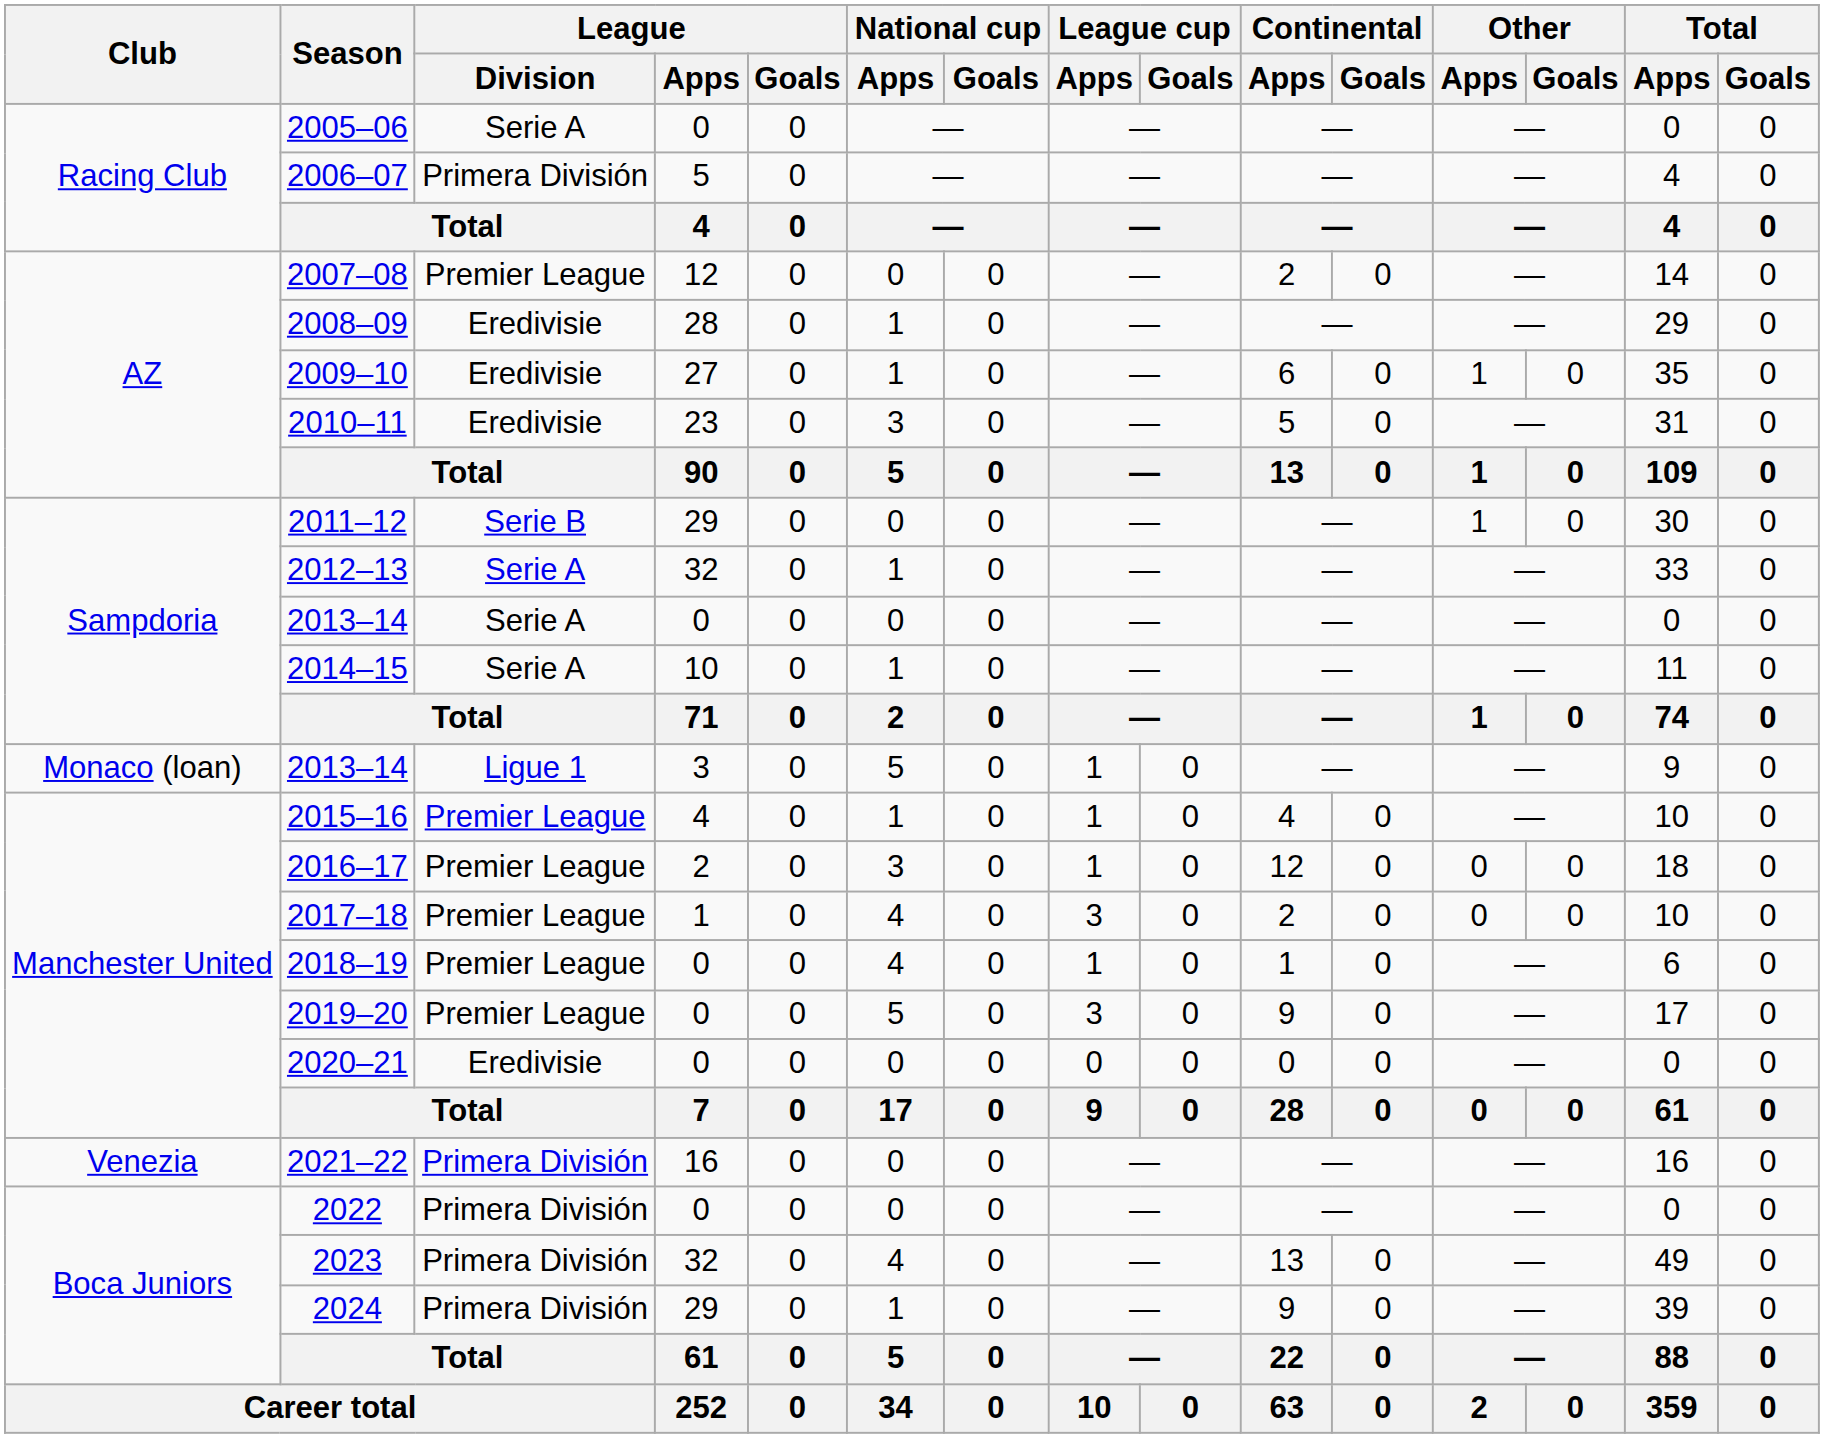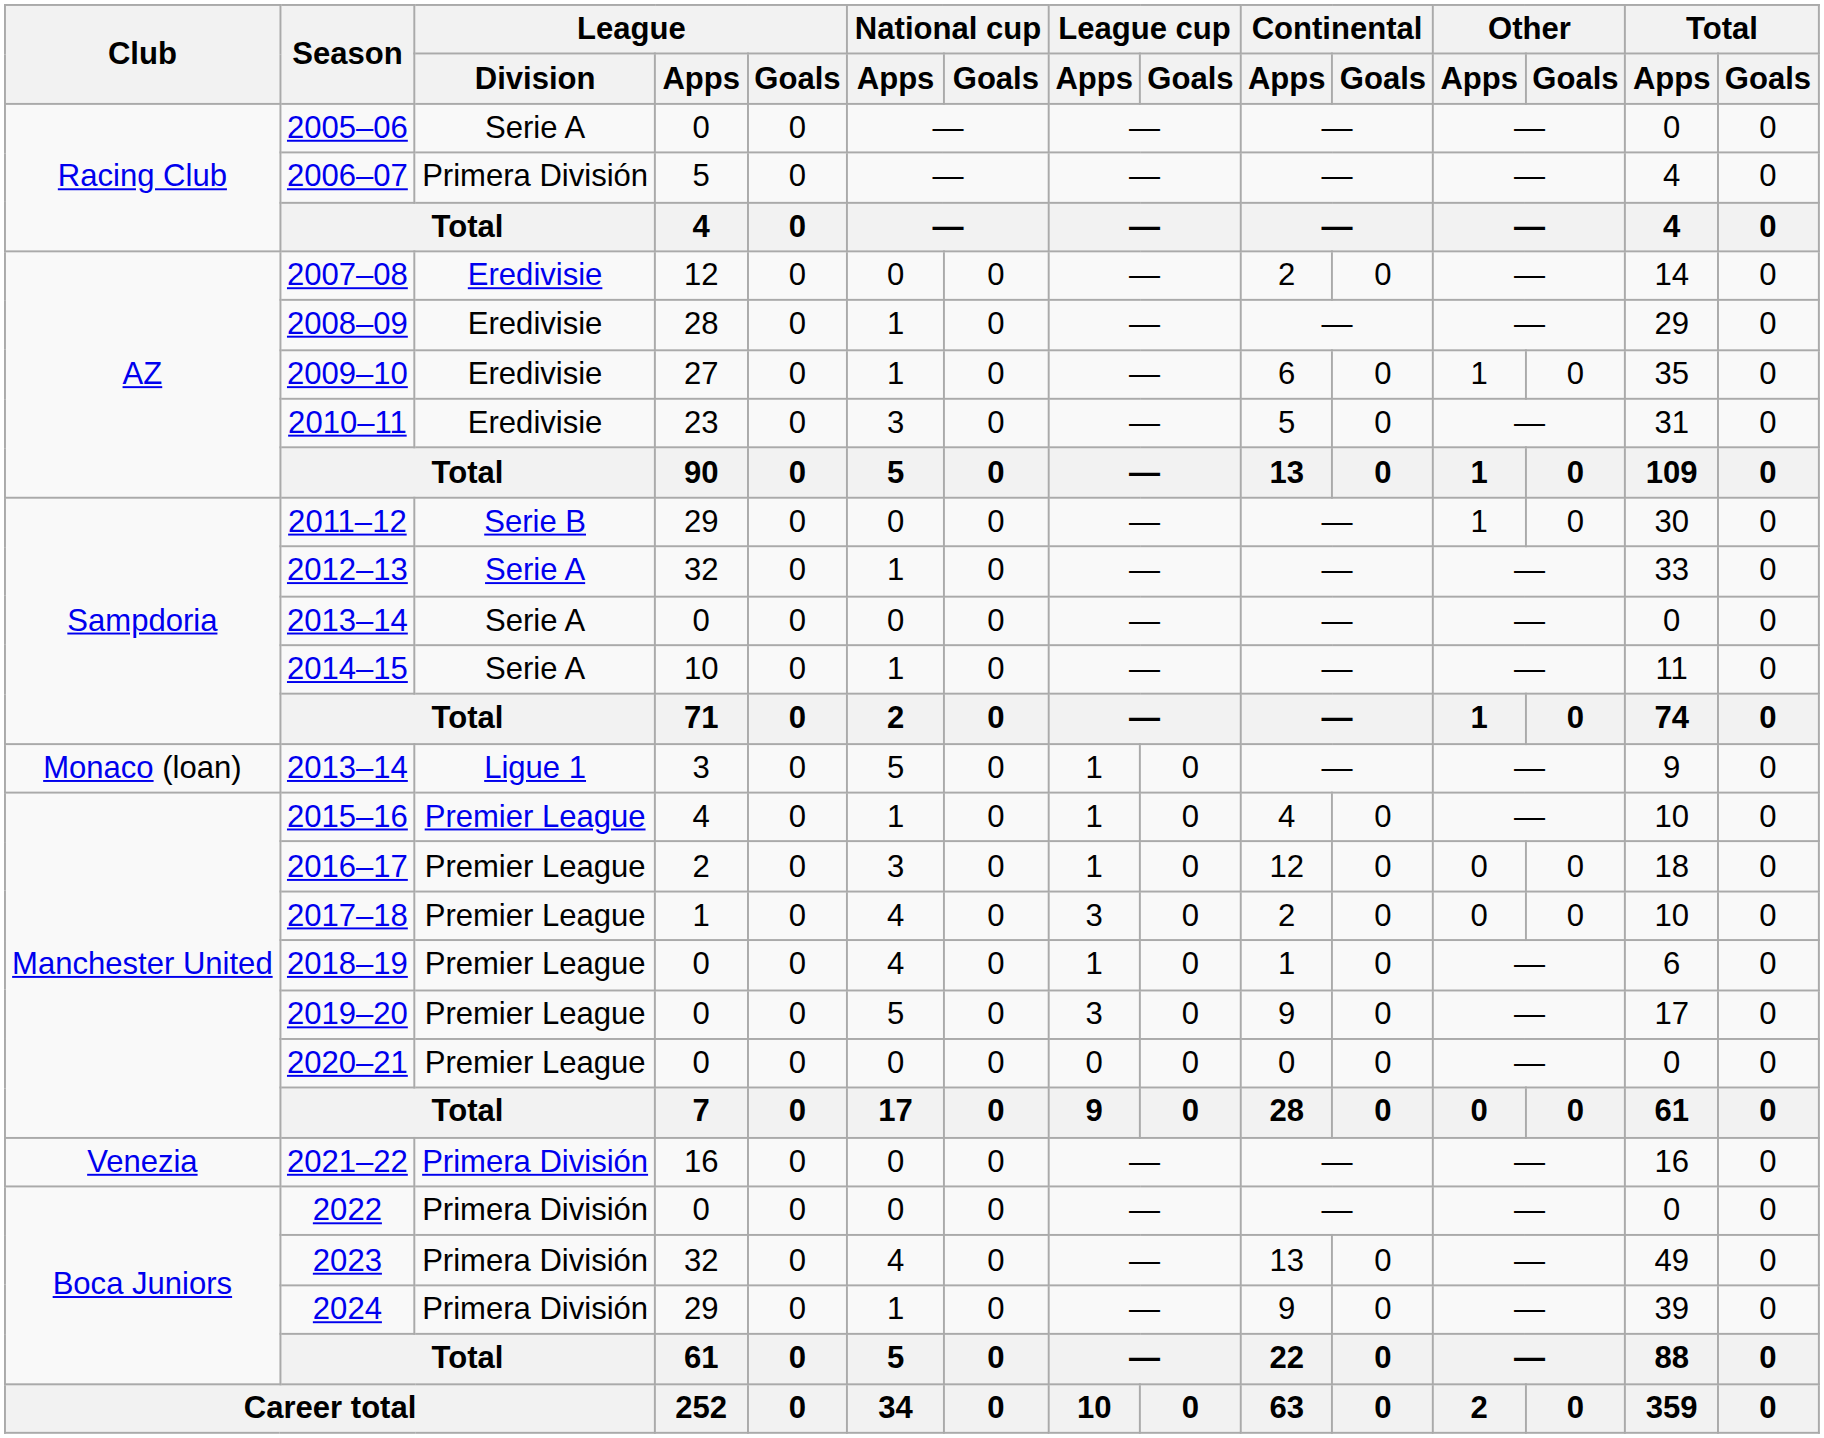(535, 275) Premier League -> (535, 275) Eredivisie
(535, 1062) Eredivisie -> (535, 1062) Premier League
